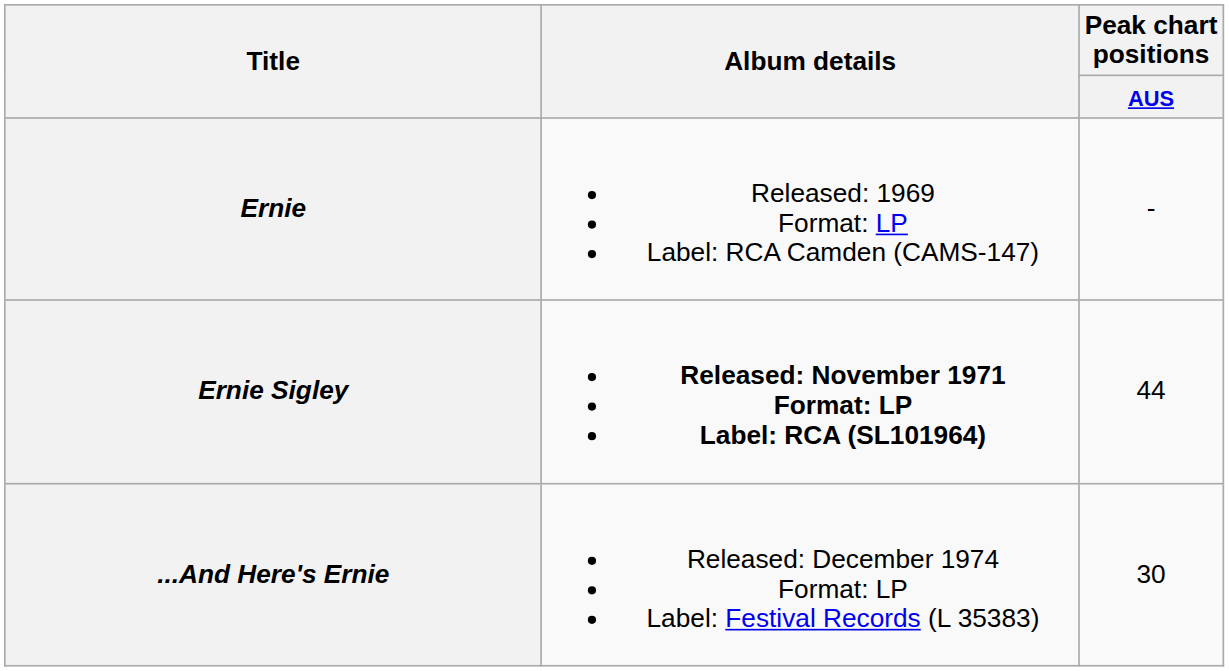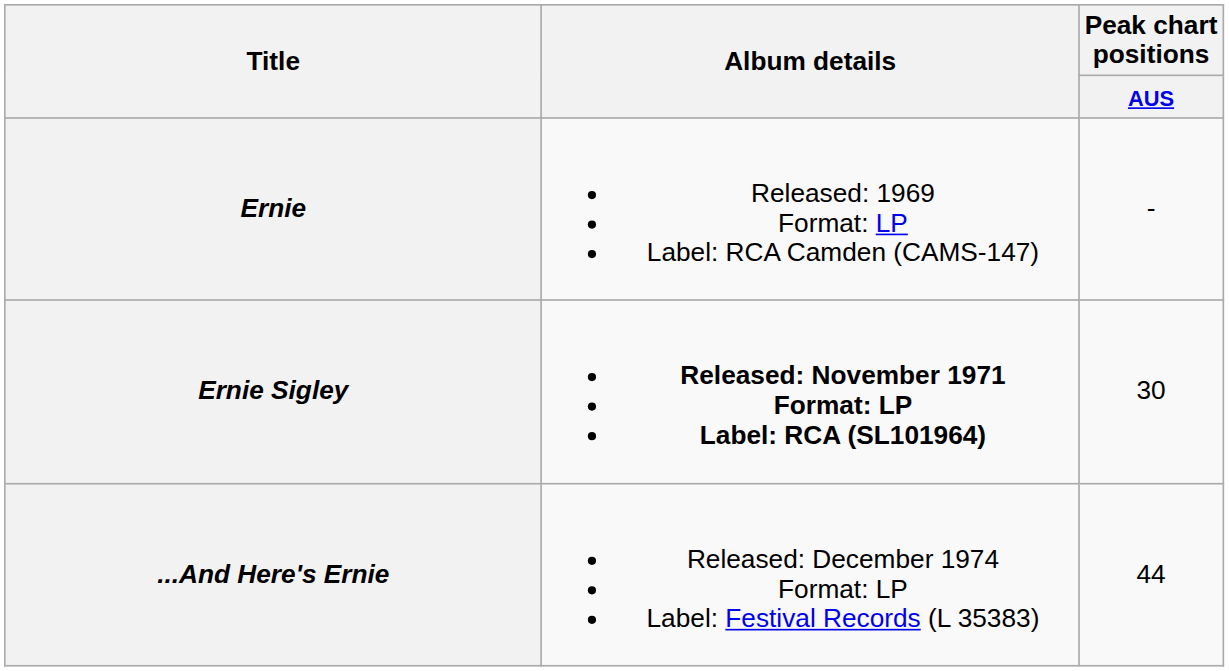(1151, 391) 44 -> (1151, 391) 30
(1151, 573) 30 -> (1151, 573) 44
